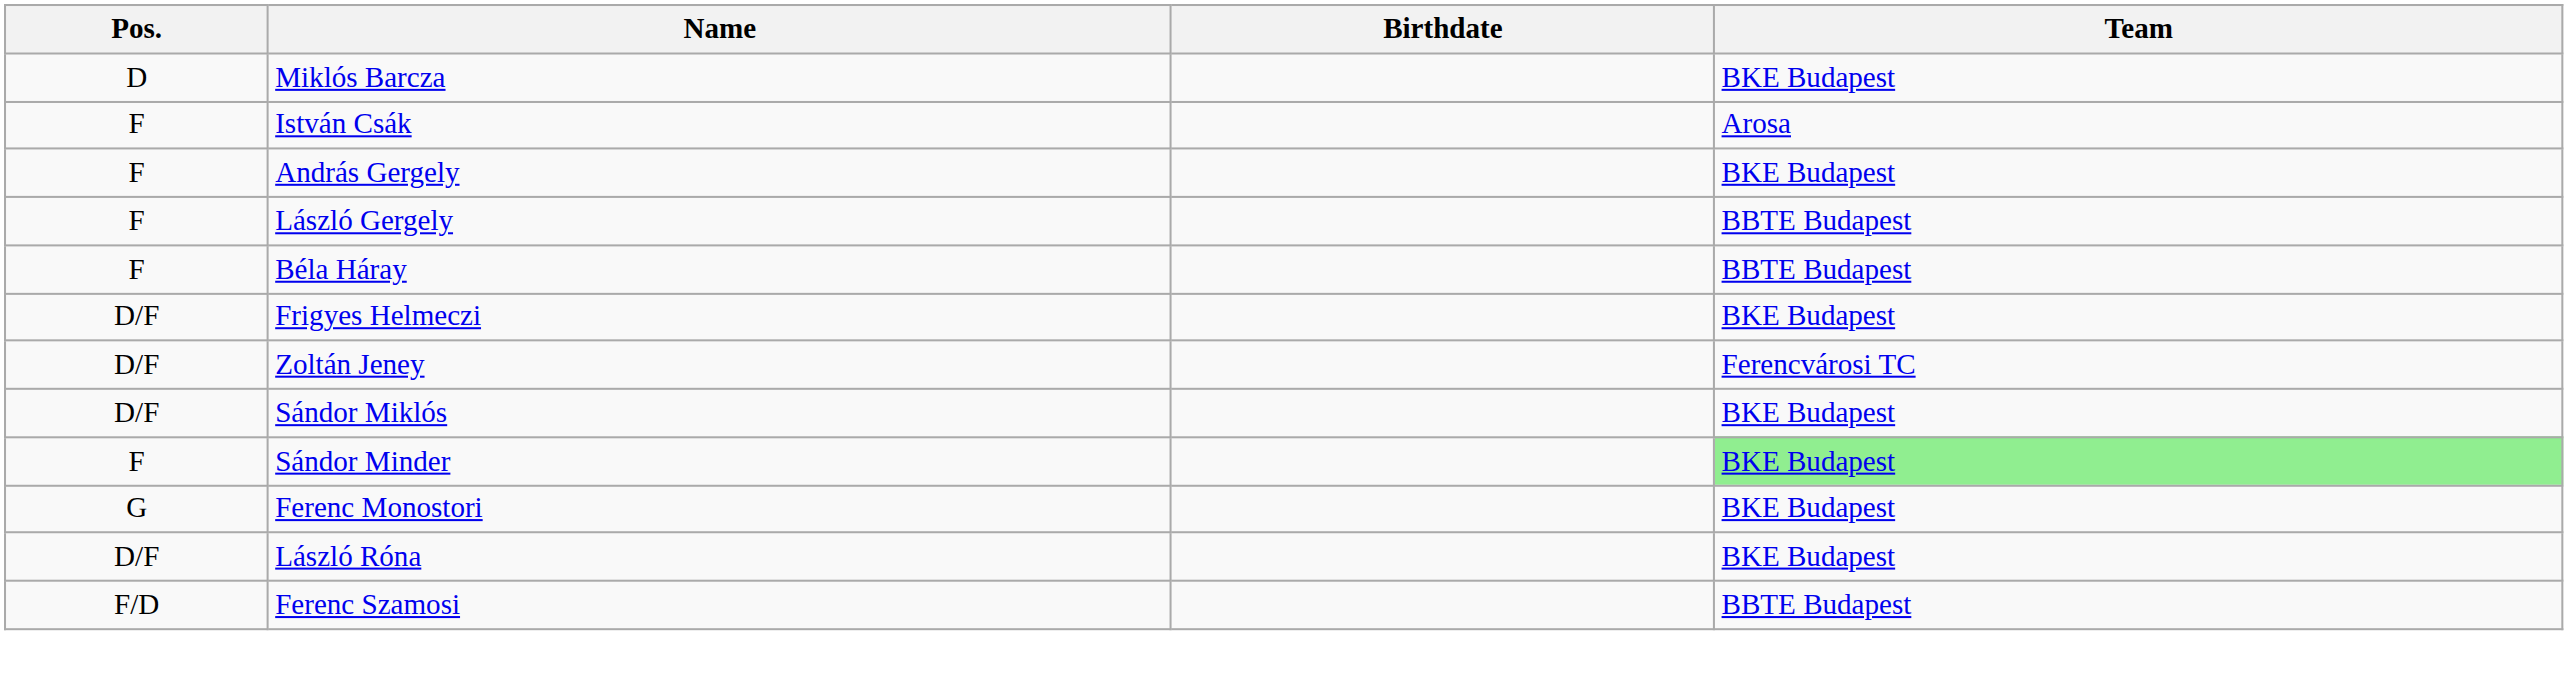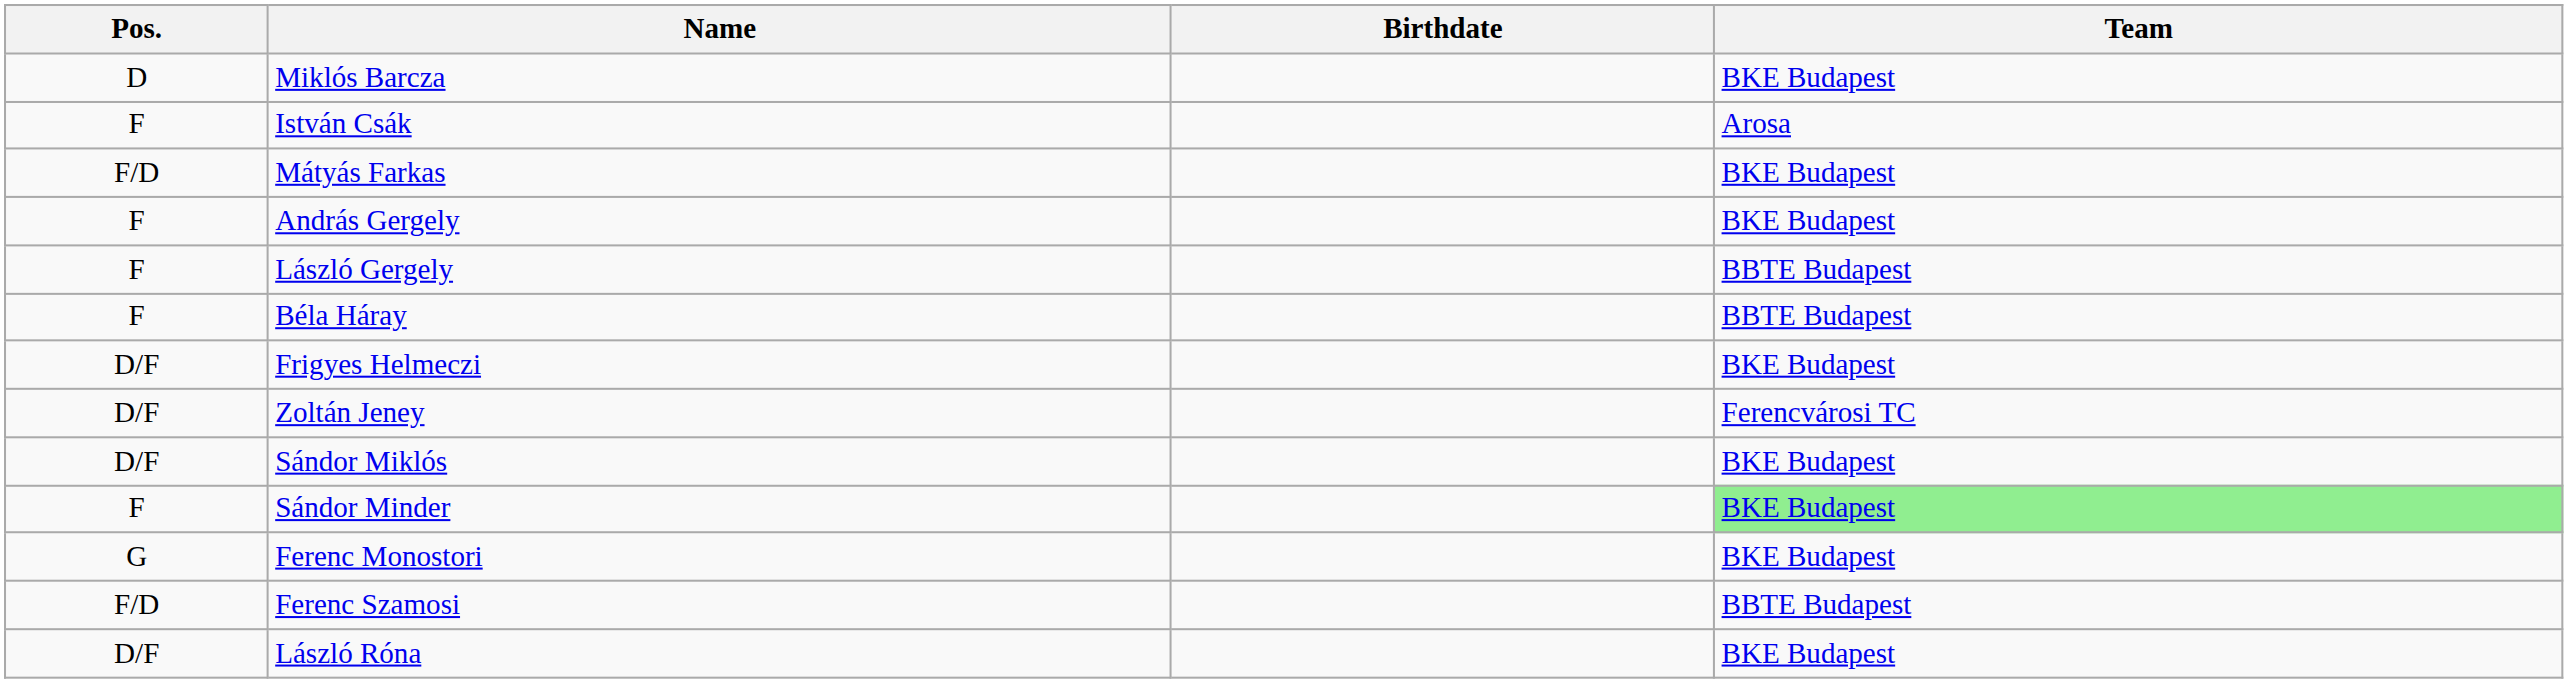+ row: (360, 172)
rows swapped: (348, 556) <-> (368, 604)
